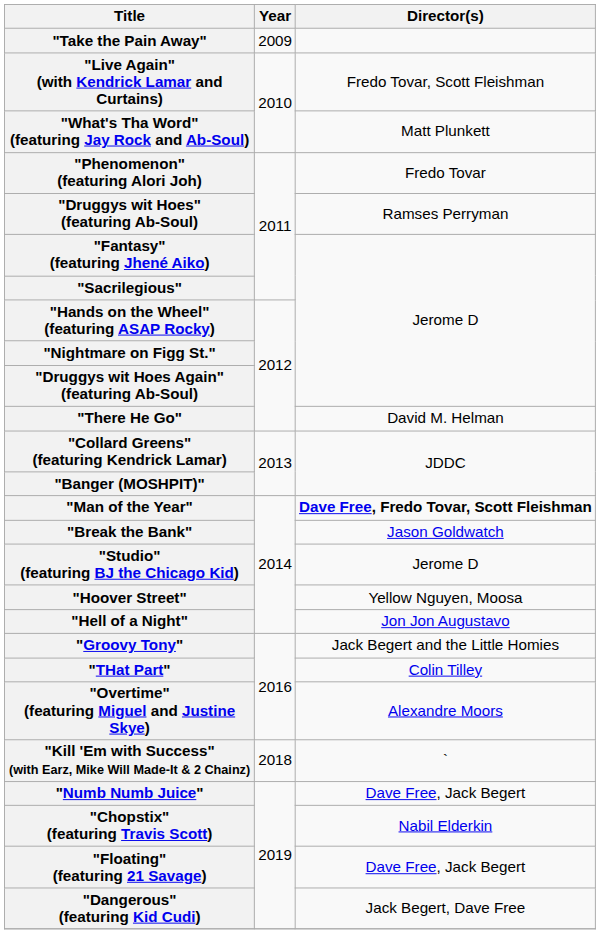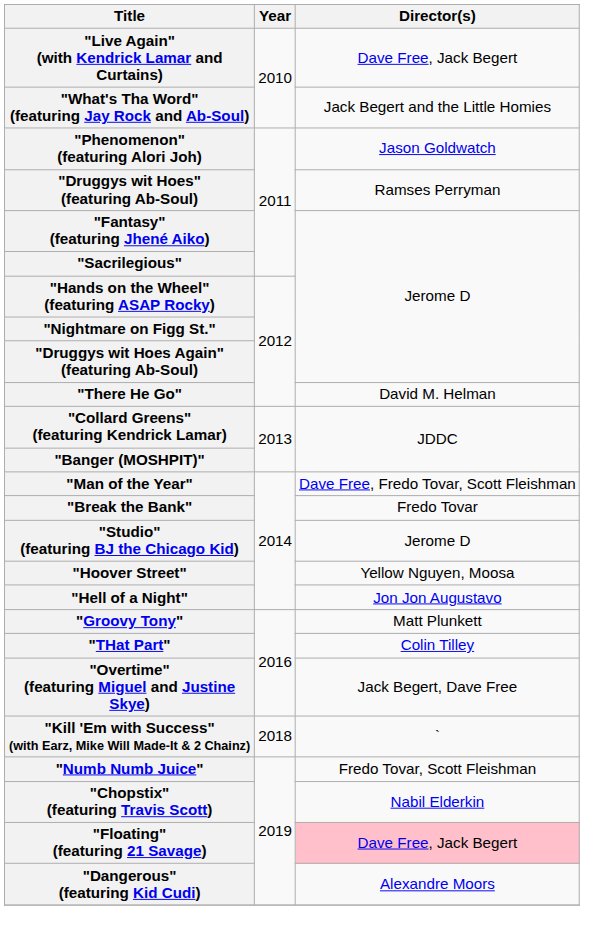- row: (130, 40)
(445, 81) Fredo Tovar, Scott Fleishman -> (437, 57) Dave Free, Jack Begert
(445, 131) Matt Plunkett -> (437, 107) Jack Begert and the Little Homies
(445, 172) Fredo Tovar -> (437, 148) Jason Goldwatch
(445, 507) bold -> (437, 483) normal
(445, 532) Jason Goldwatch -> (437, 507) Fredo Tovar
(445, 645) Jack Begert and the Little Homies -> (437, 621) Matt Plunkett
(445, 710) Alexandre Moors -> (437, 686) Jack Begert, Dave Free
(445, 793) Dave Free, Jack Begert -> (437, 769) Fredo Tovar, Scott Fleishman
(445, 867) no background -> (437, 843) pink background
(445, 908) Jack Begert, Dave Free -> (437, 884) Alexandre Moors
